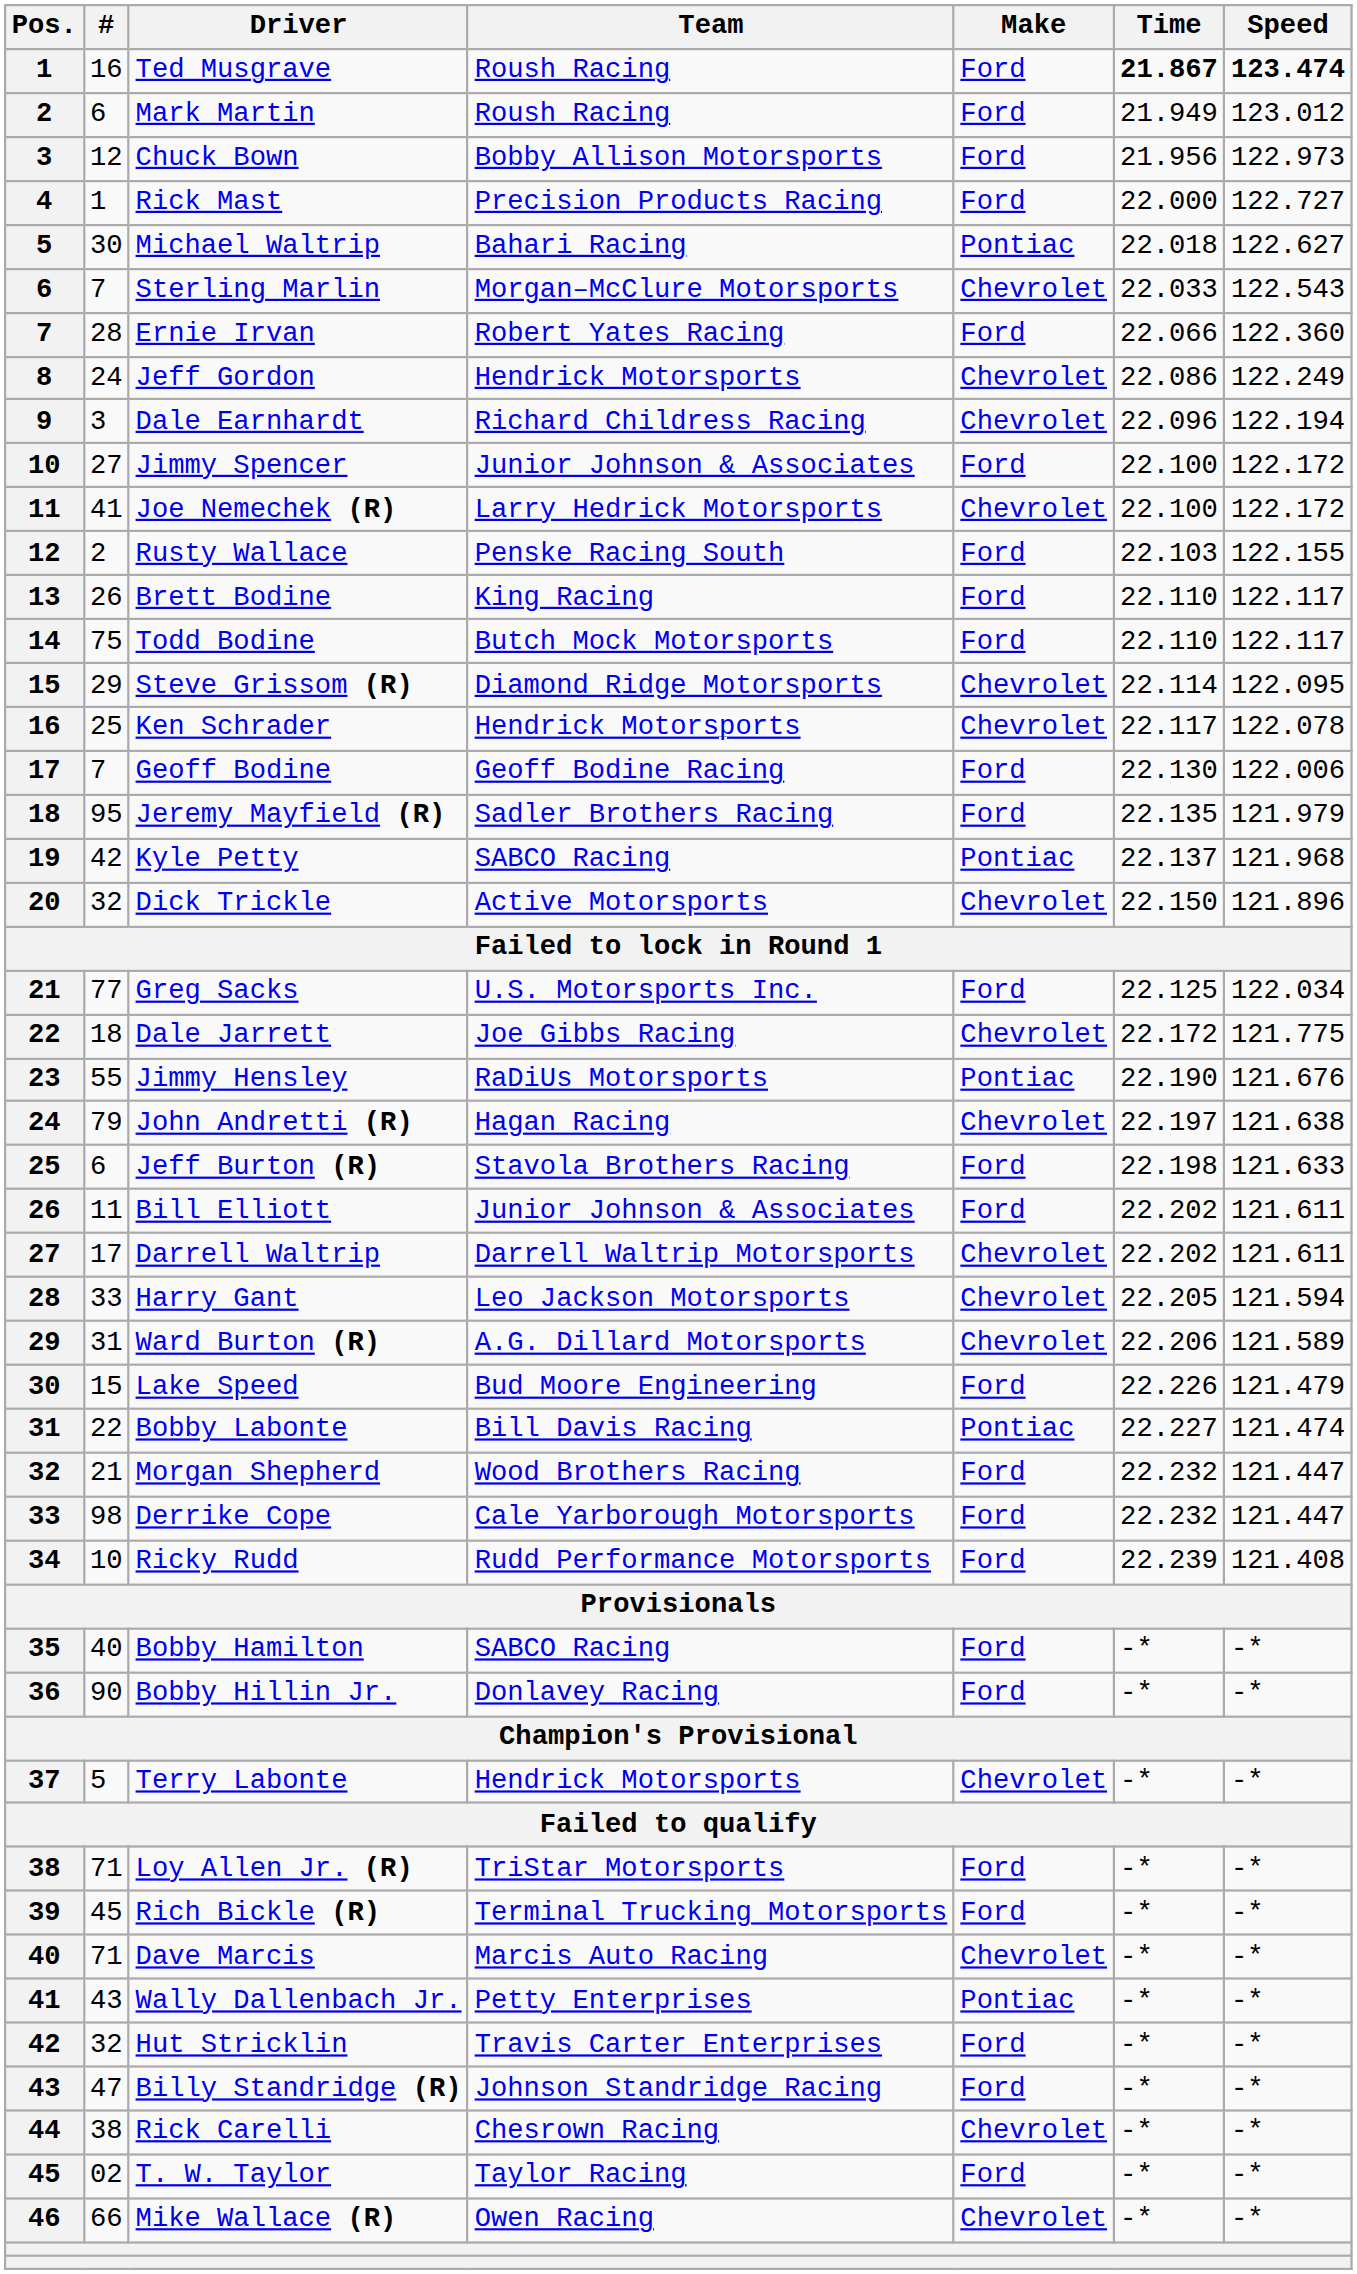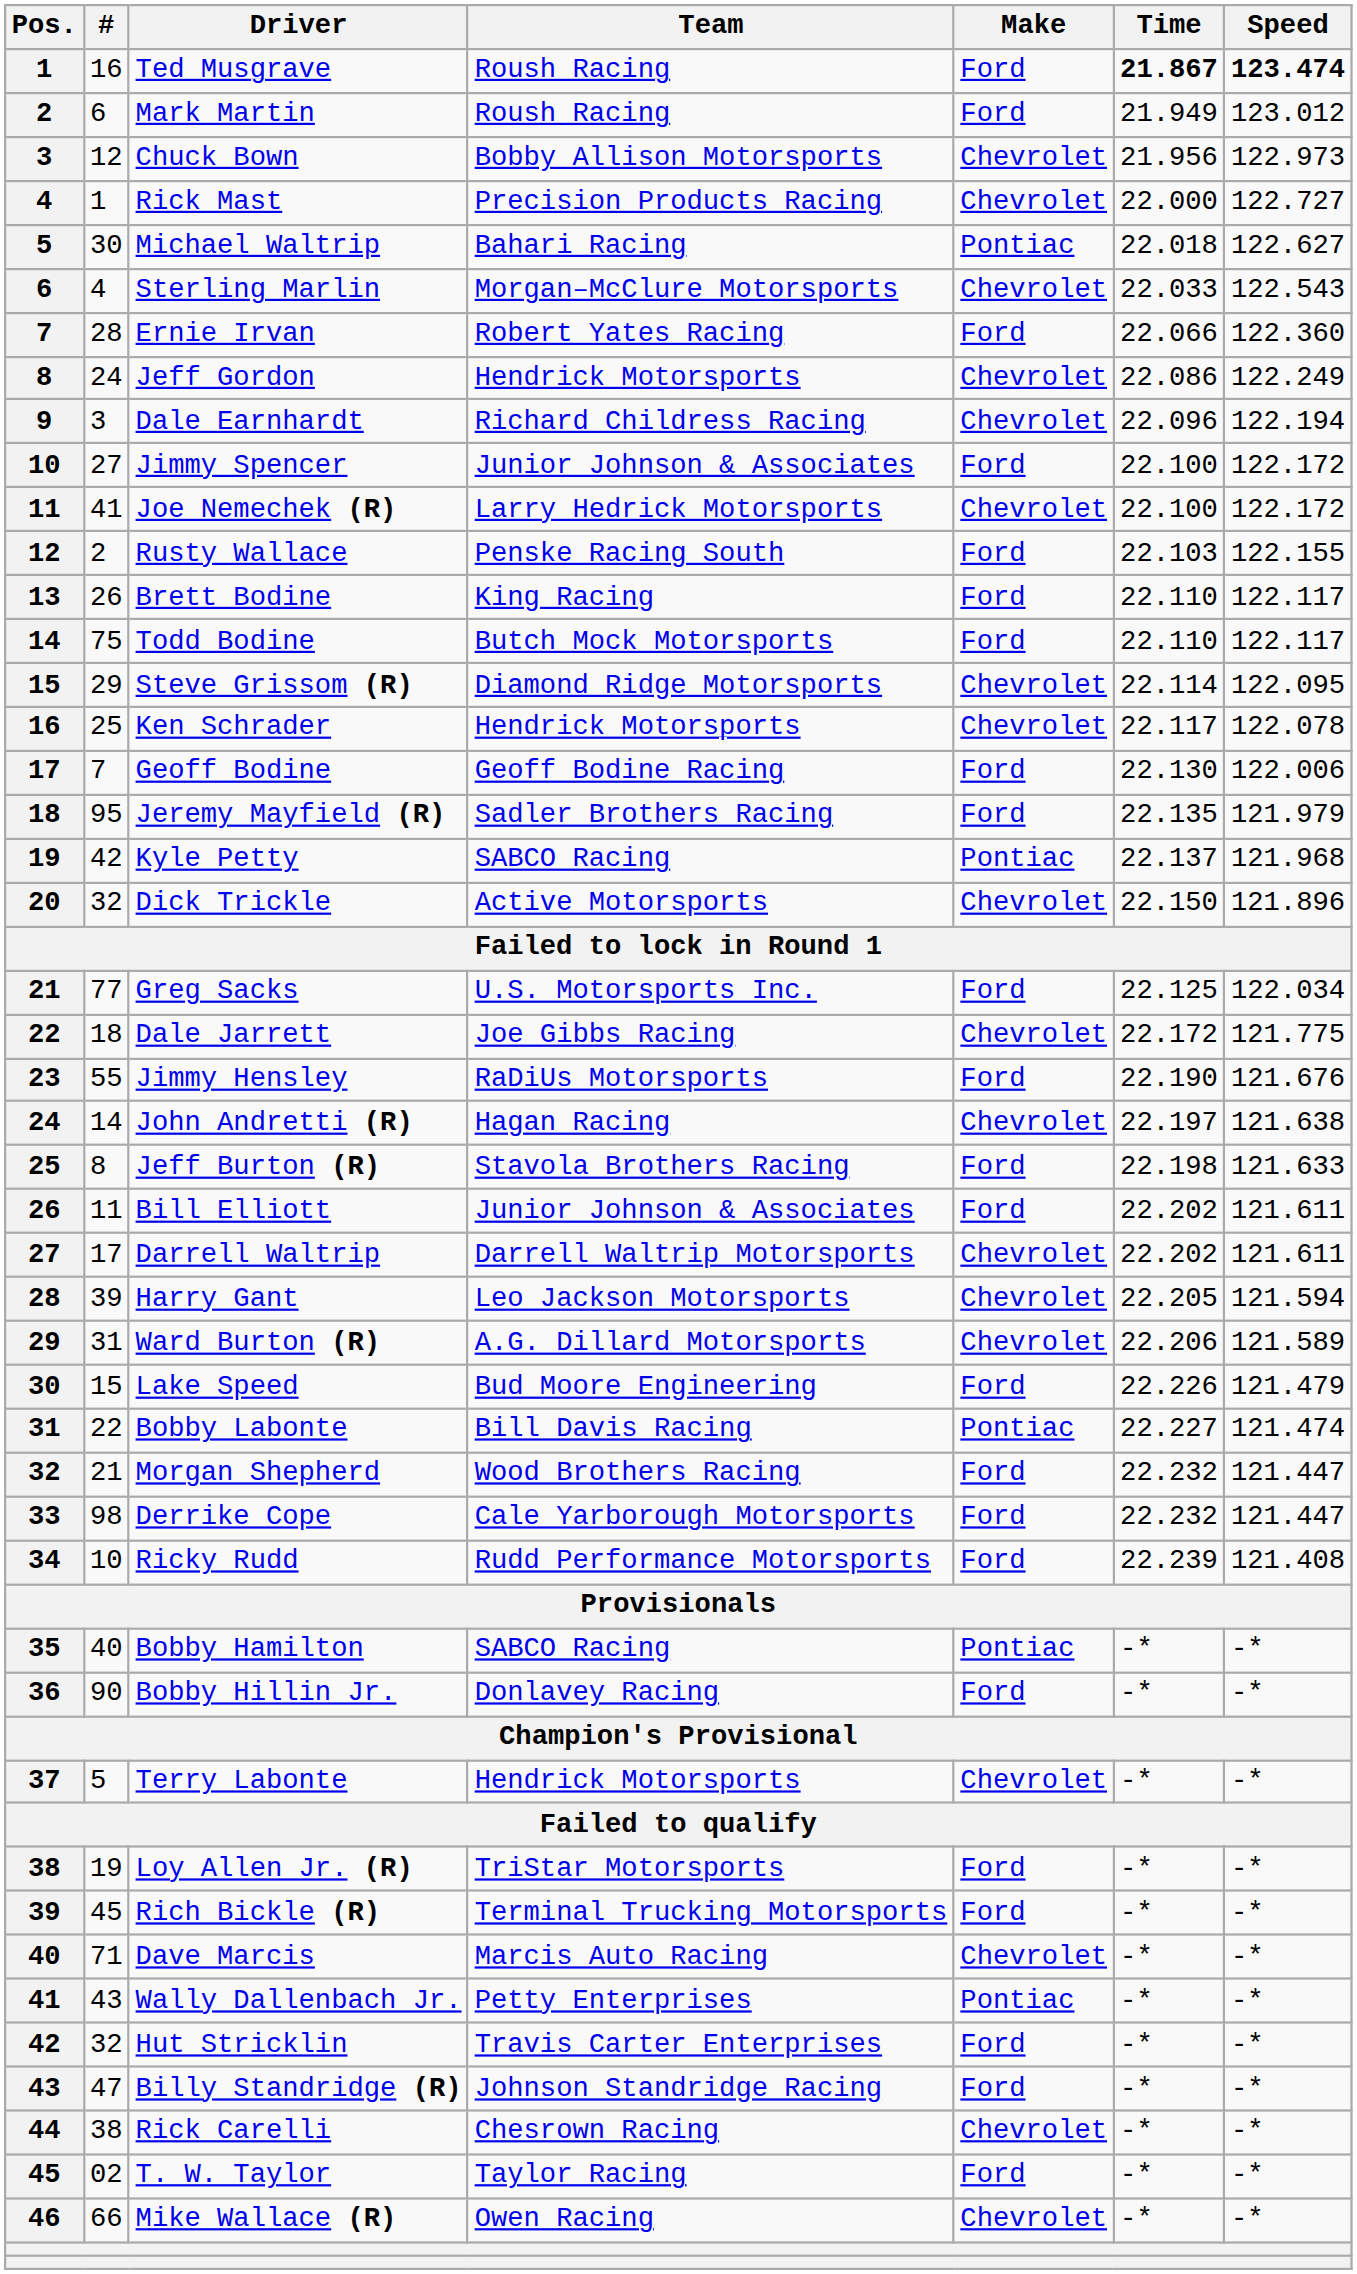(993, 159) Ford -> (1034, 159) Chevrolet
(993, 203) Ford -> (1034, 203) Chevrolet
(98, 291) 7 -> (98, 291) 4
(1017, 1080) Pontiac -> (993, 1080) Ford
(106, 1124) 79 -> (106, 1124) 14
(98, 1168) 6 -> (98, 1168) 8
(106, 1299) 33 -> (106, 1299) 39
(993, 1650) Ford -> (1017, 1650) Pontiac
(106, 1870) 71 -> (106, 1870) 19
